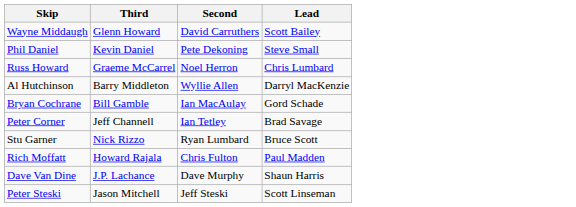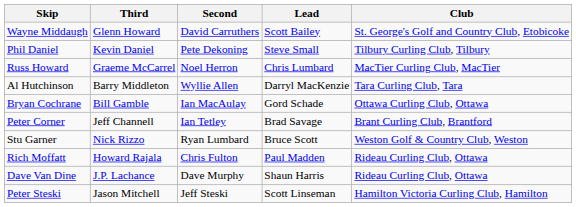+ column: (462, 13)
